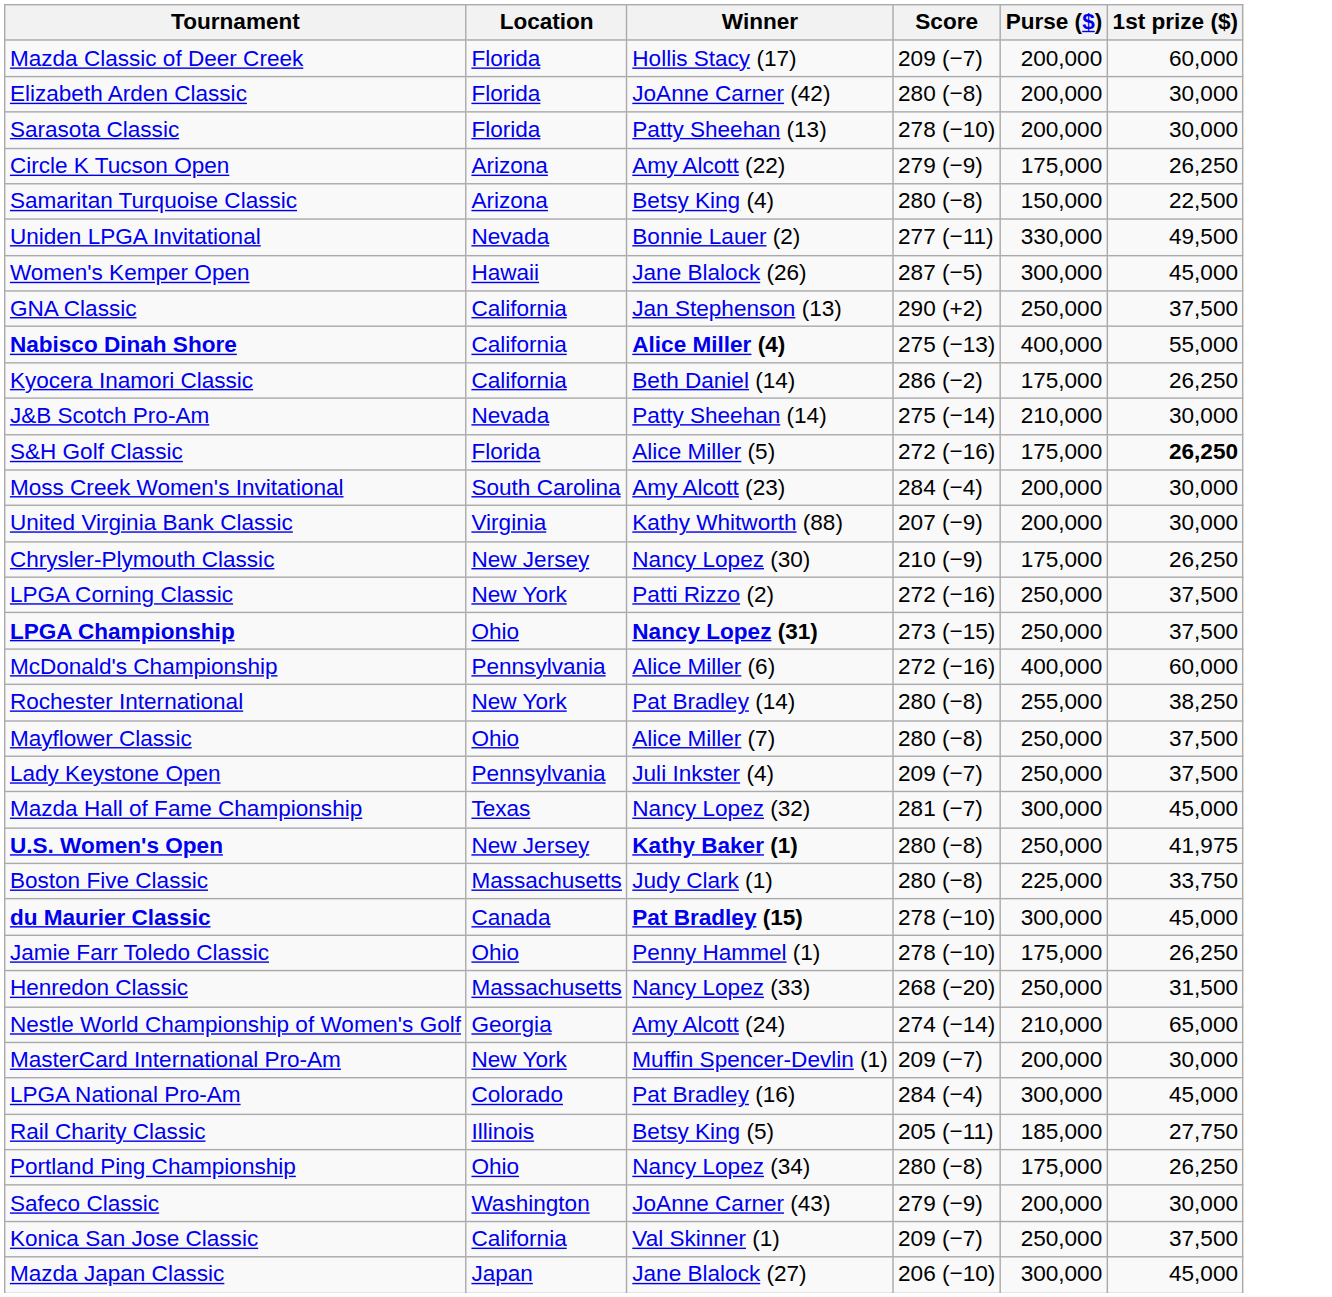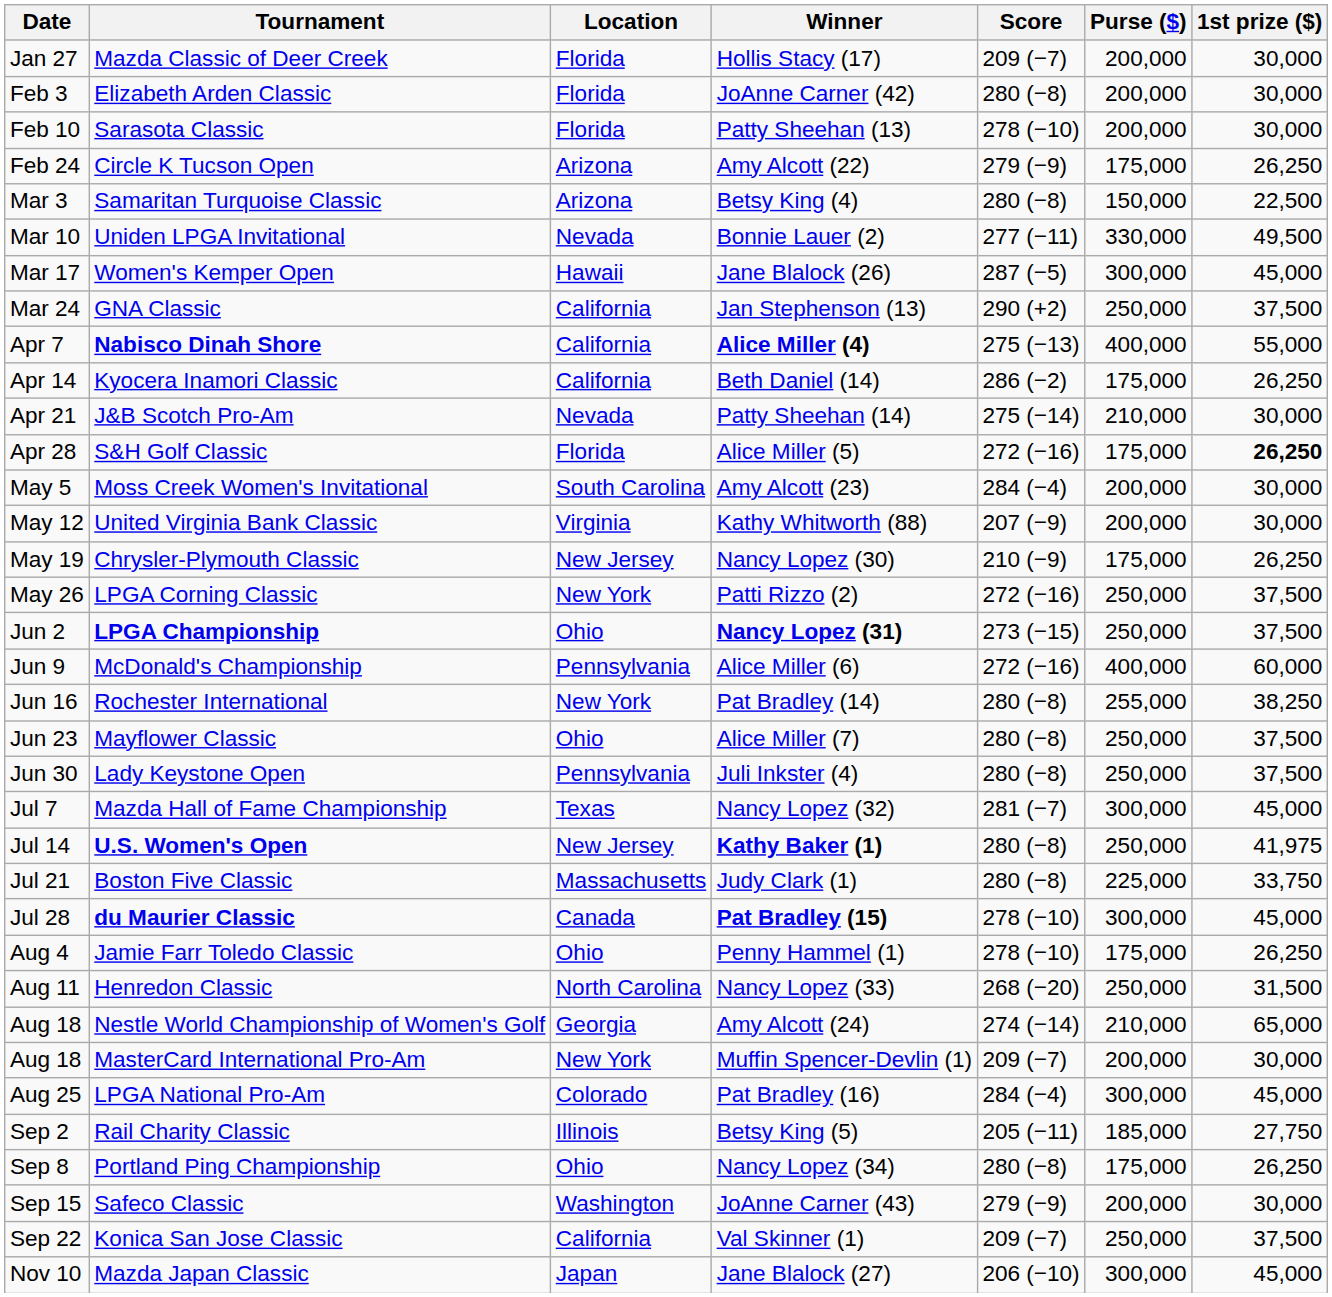+ column: (47, 22)
(1203, 58) 60,000 -> (1288, 58) 30,000
(940, 773) 209 (−7) -> (1025, 773) 280 (−8)
(547, 988) Massachusetts -> (629, 988) North Carolina
